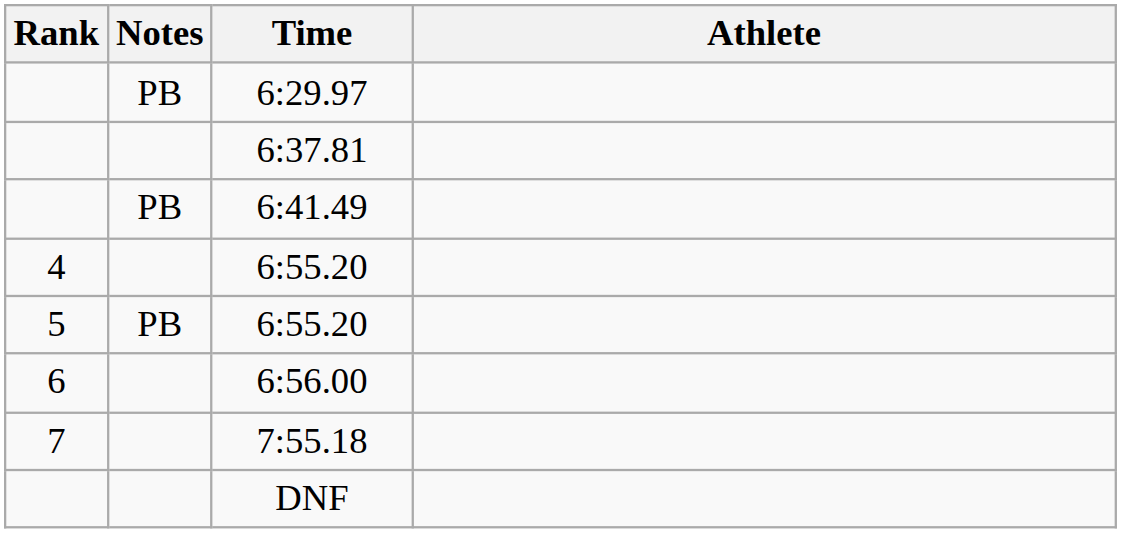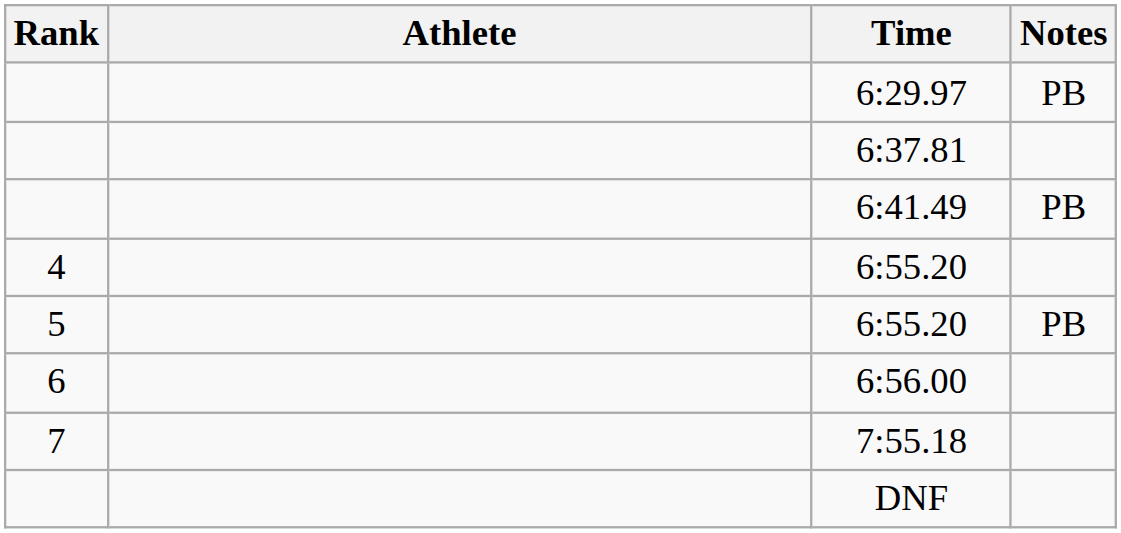columns swapped: (764, 33) <-> (160, 33)
